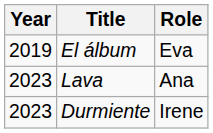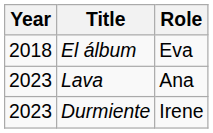(31, 50) 2019 -> (31, 50) 2018
